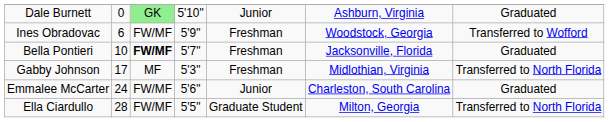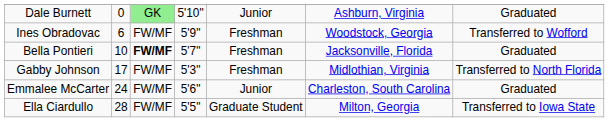(153, 70) MF -> (153, 70) FW/MF
(528, 107) Transferred to North Florida -> (528, 107) Transferred to Iowa State
